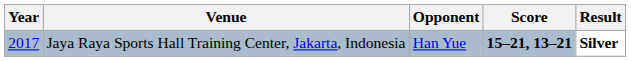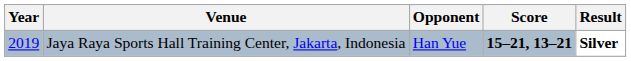(24, 43) 2017 -> (24, 43) 2019
